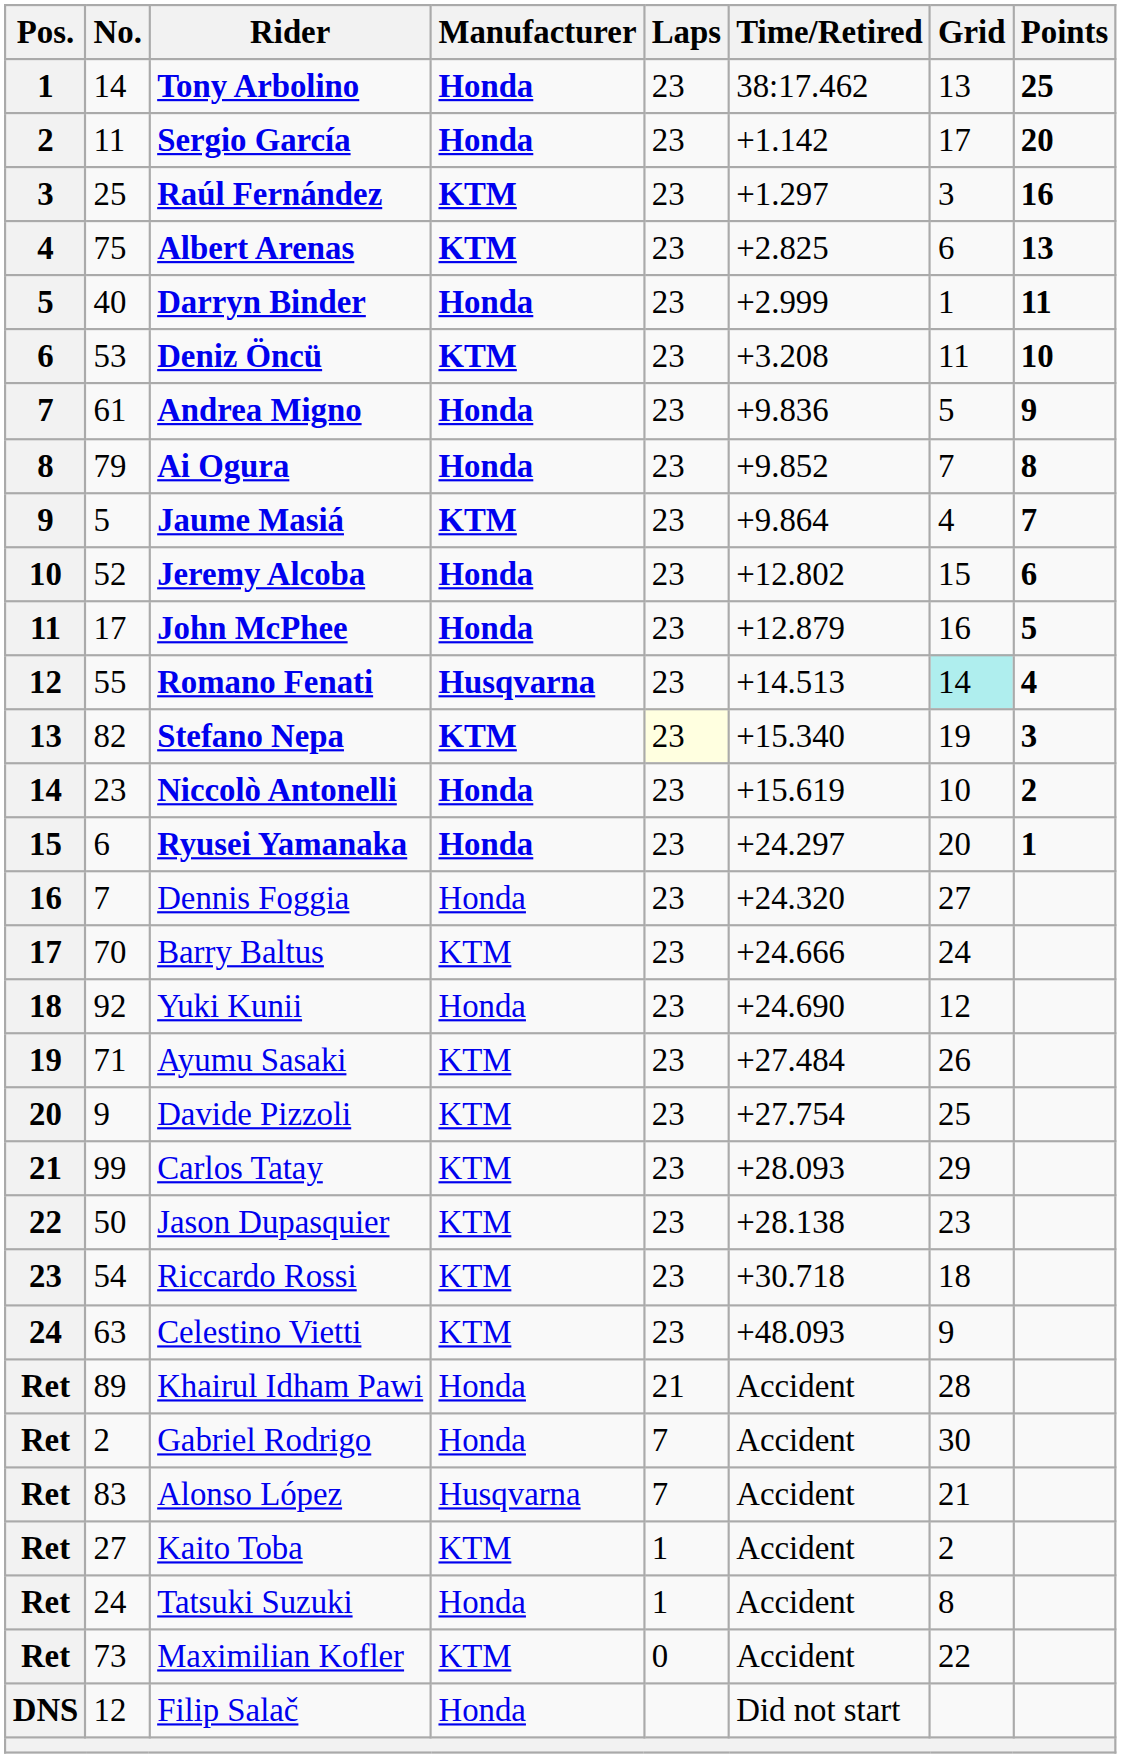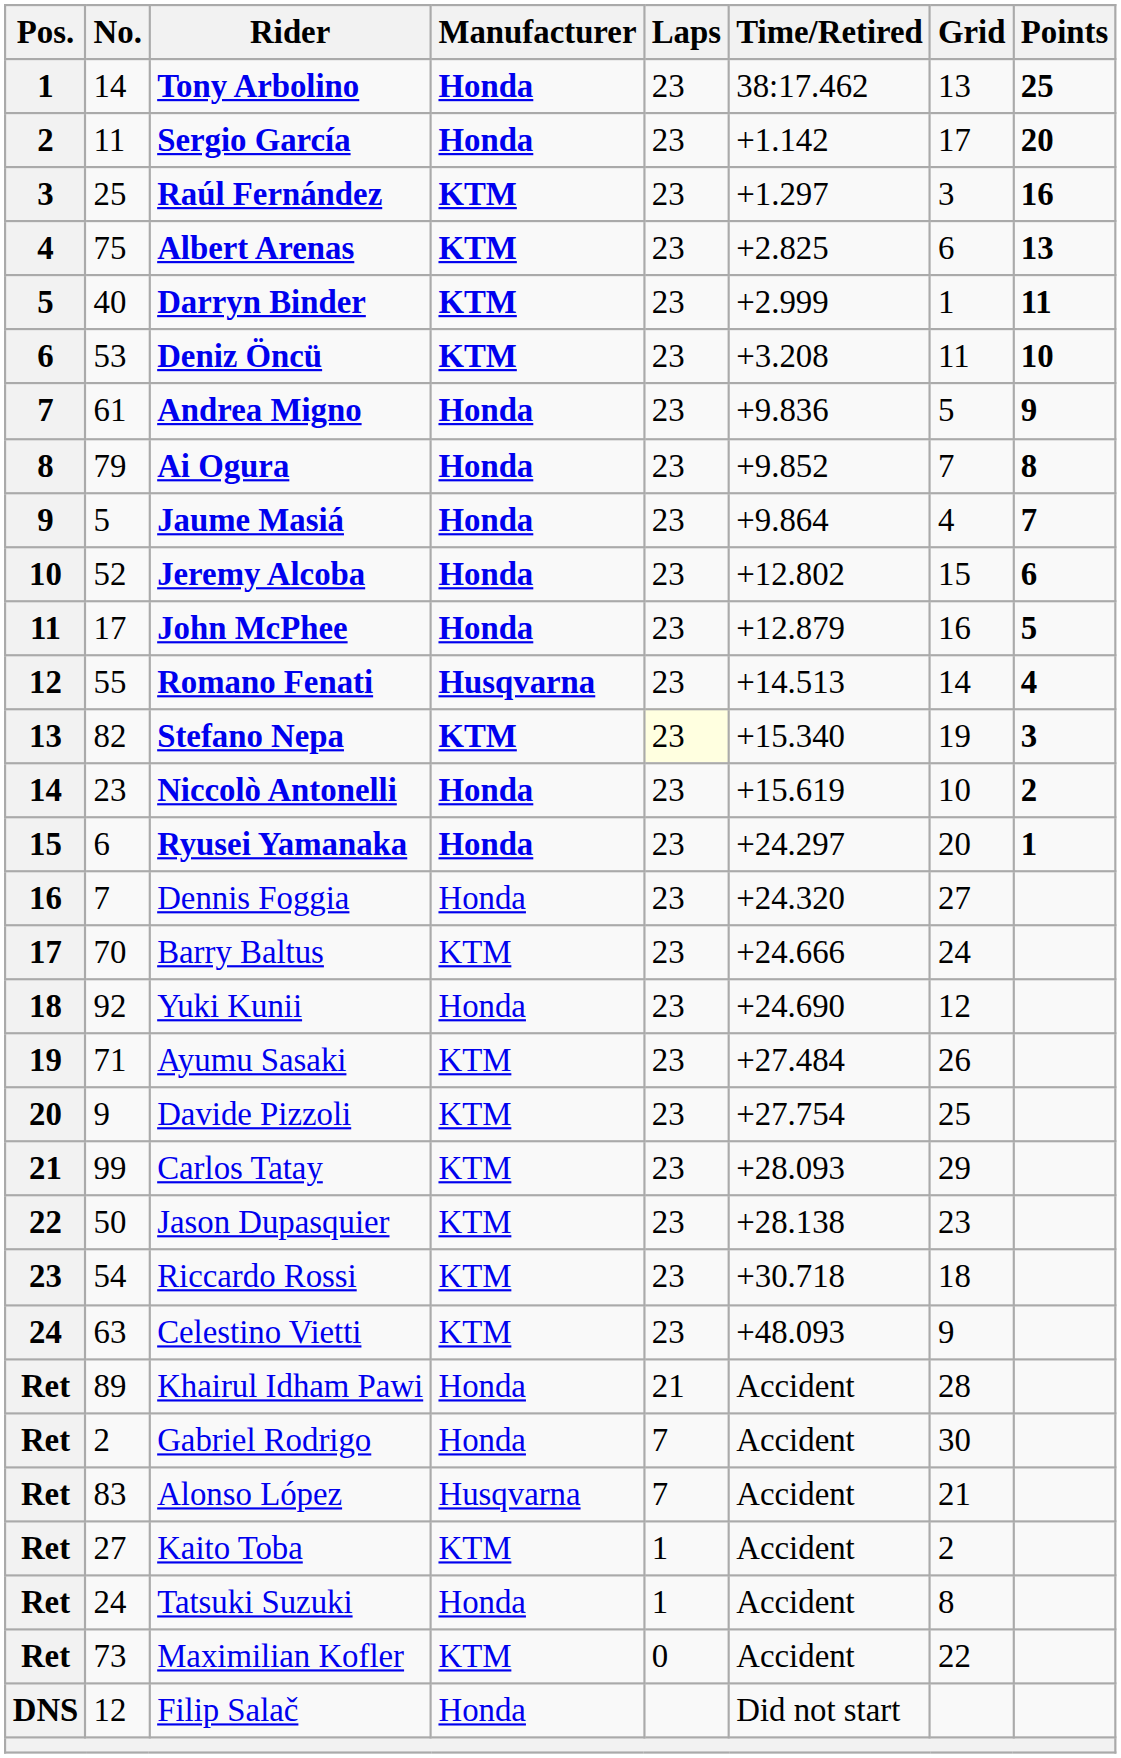(486, 302) Honda -> (478, 302) KTM
(478, 518) KTM -> (486, 518) Honda
(954, 681) paleturquoise background -> (954, 681) no background
